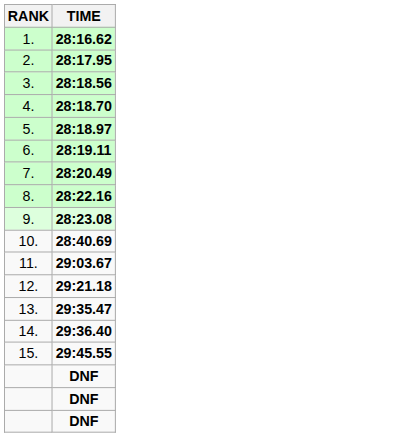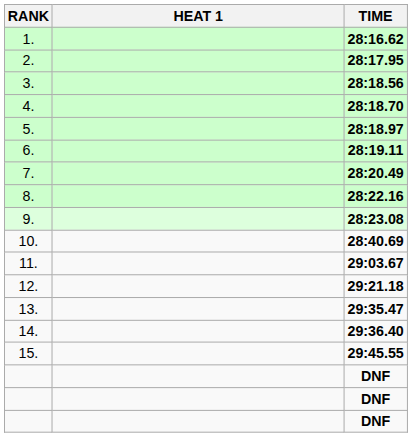+ column: (198, 16)
